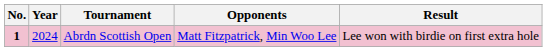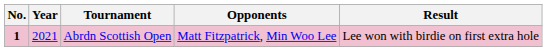(45, 36) 2024 -> (45, 36) 2021
